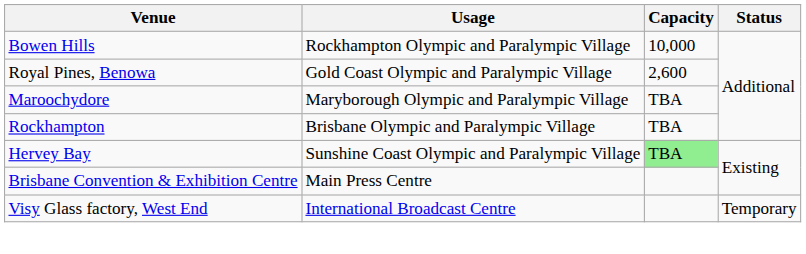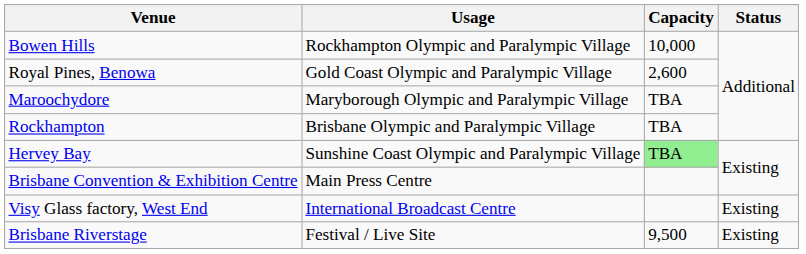(759, 208) Temporary -> (750, 208) Existing
+ row: (78, 235)
